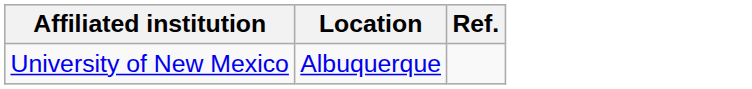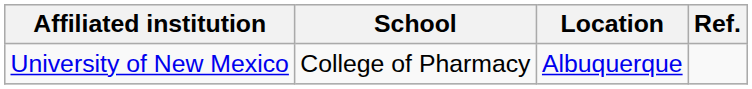+ column: (415, 24)
